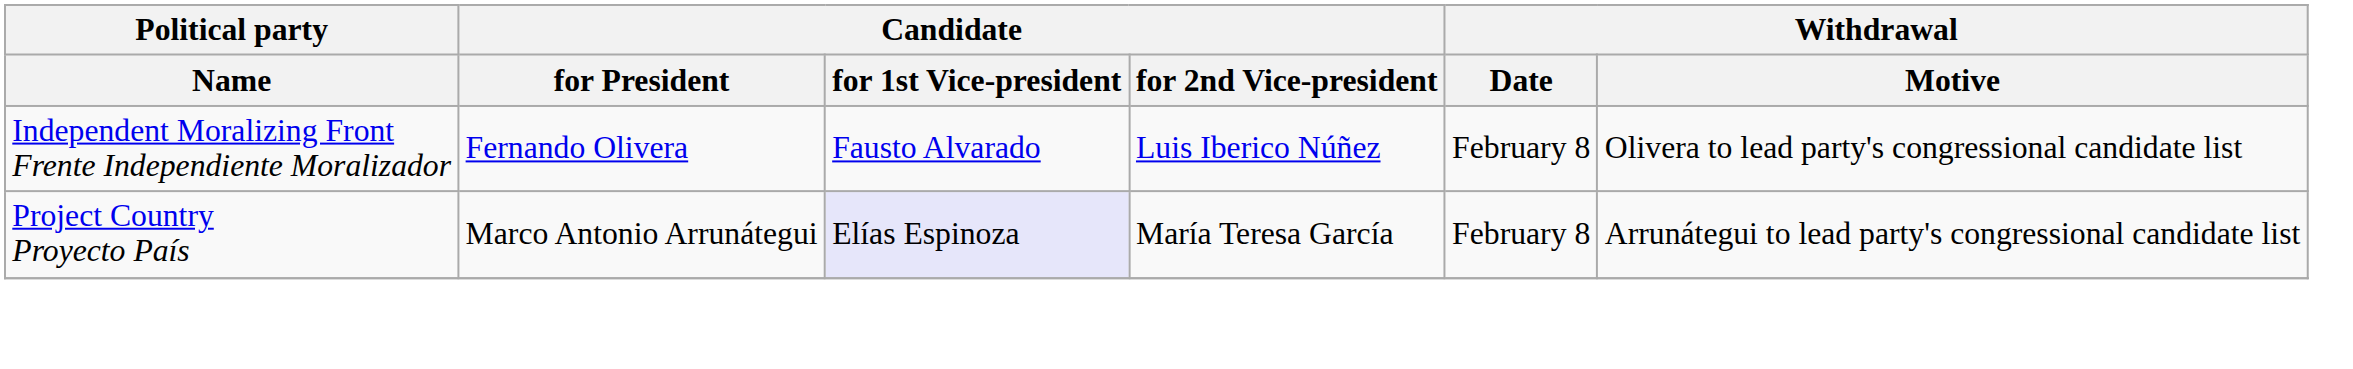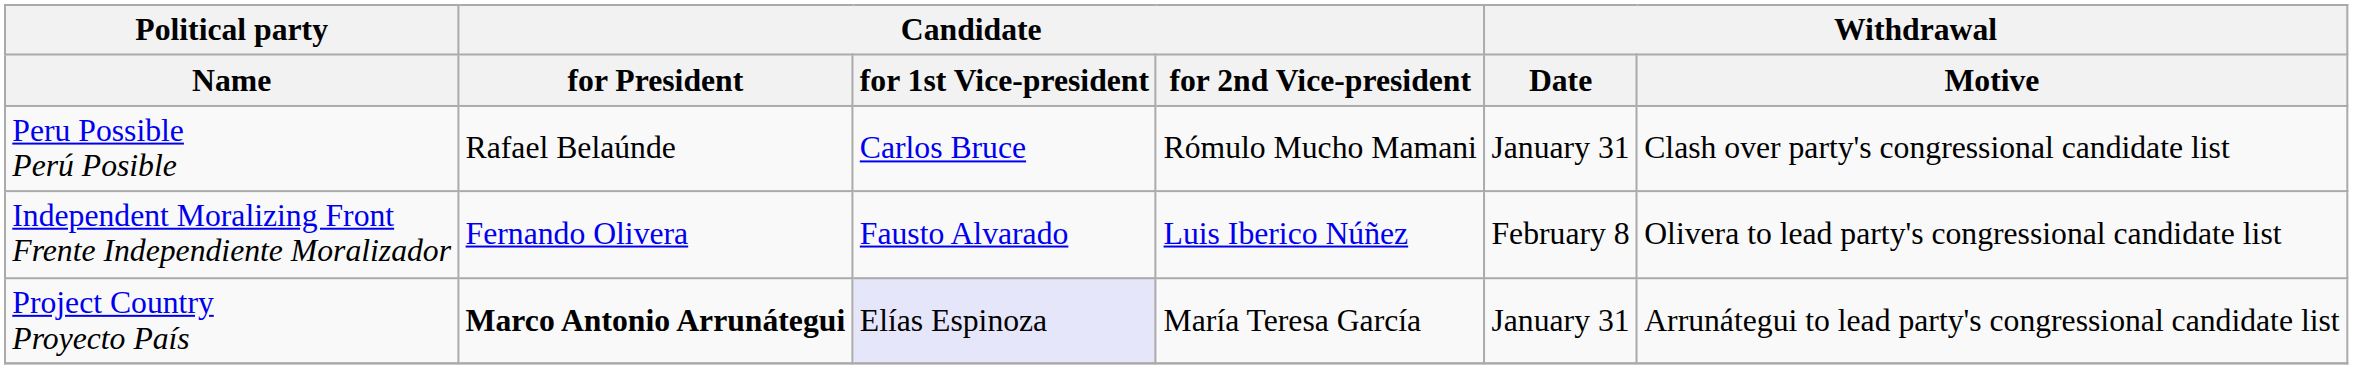+ row: (98, 147)
(642, 233) normal -> (655, 319) bold
(1521, 233) February 8 -> (1561, 319) January 31
